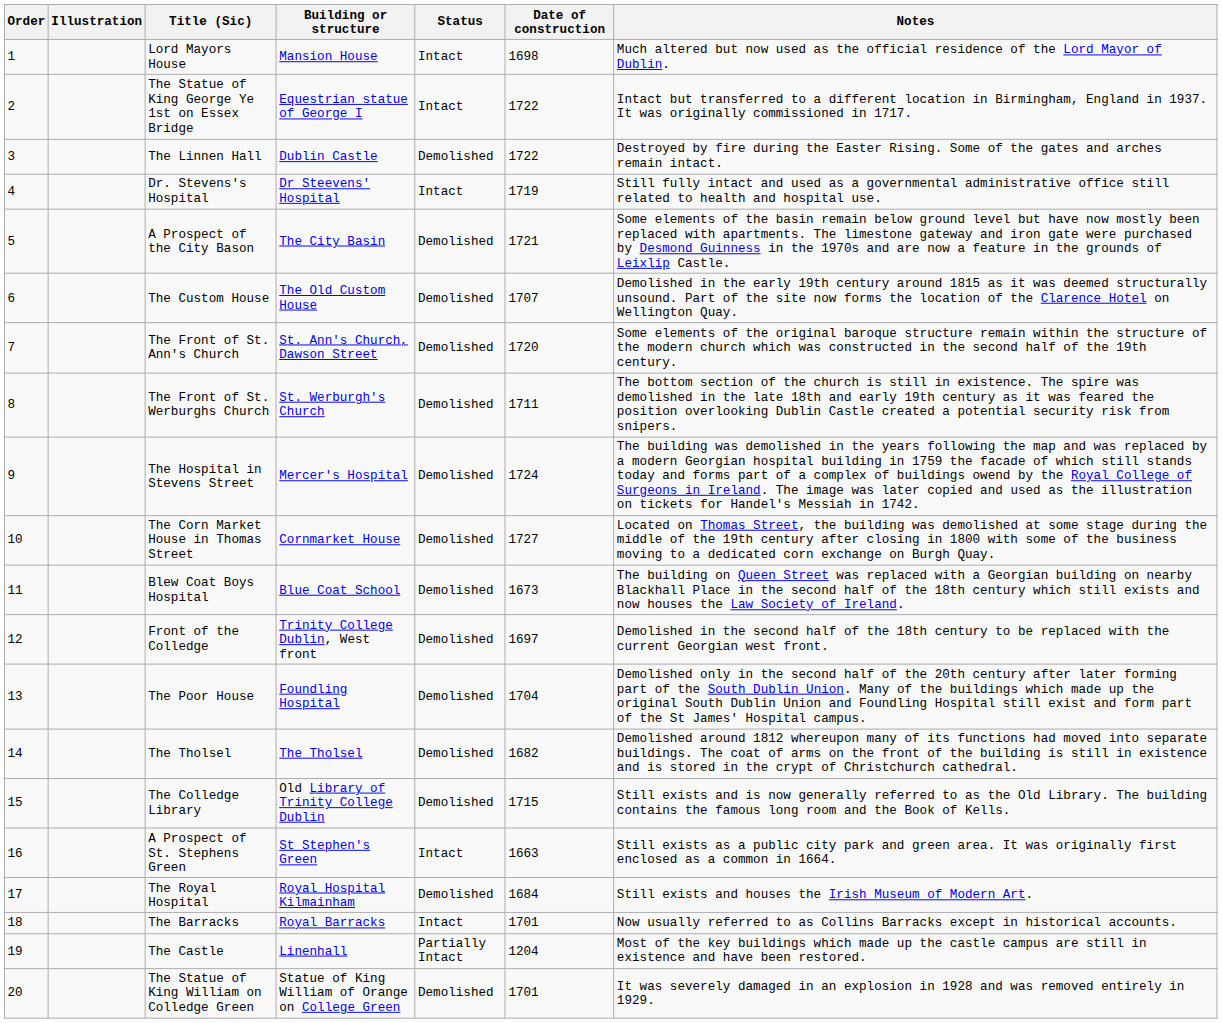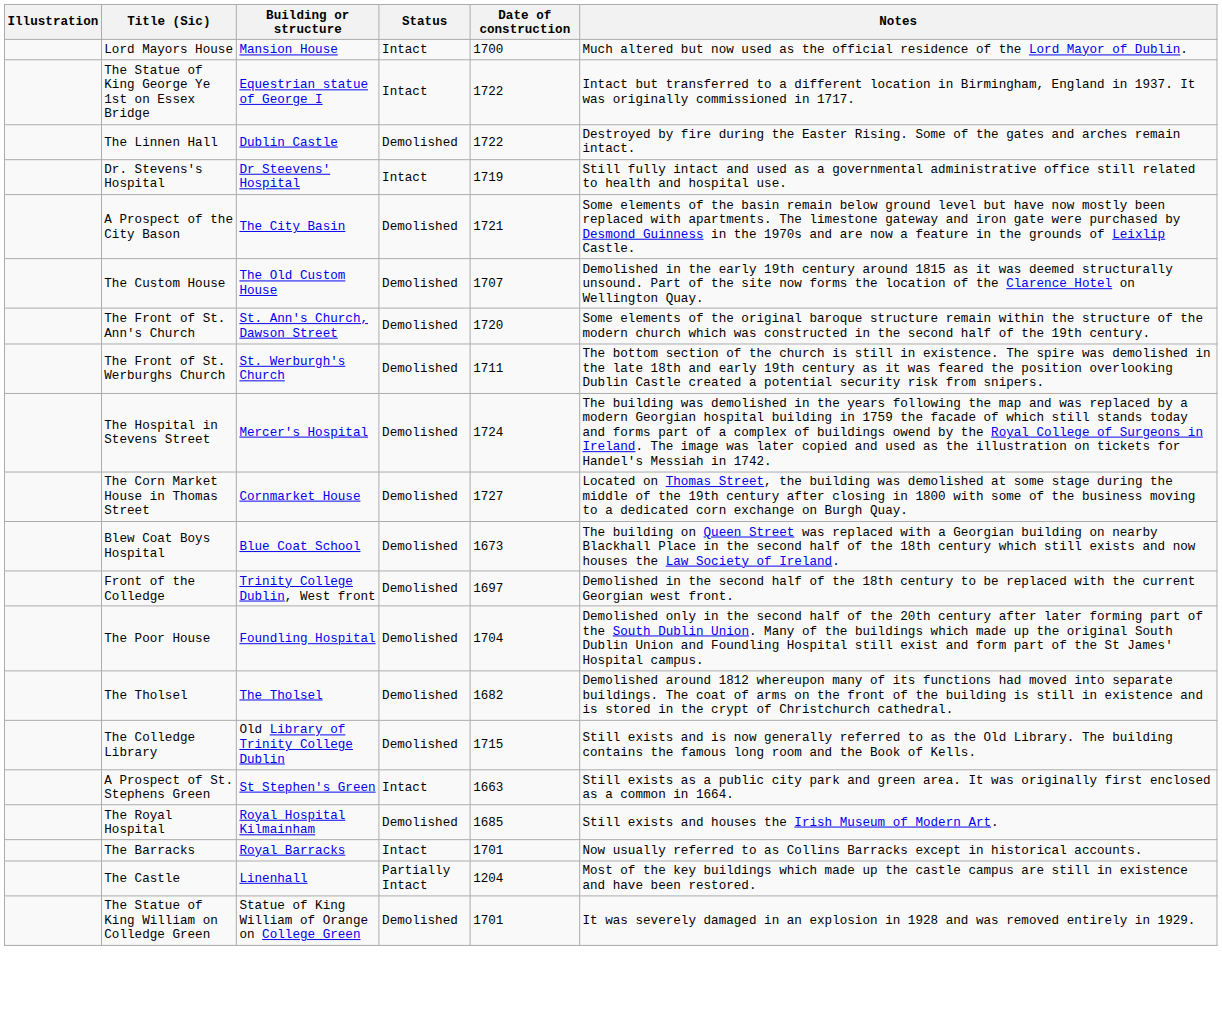- column: (26, 22)
(524, 57) 1698 -> (488, 50) 1700
(524, 895) 1684 -> (488, 822) 1685
